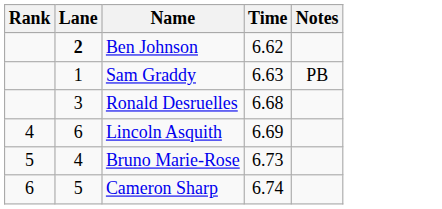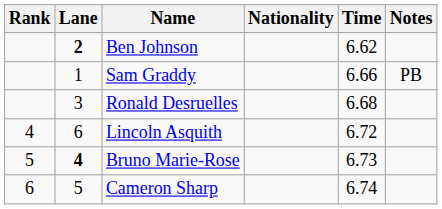+ column: (291, 18)
(268, 75) 6.63 -> (362, 75) 6.66
(268, 132) 6.69 -> (362, 132) 6.72
(78, 160) normal -> (78, 160) bold
